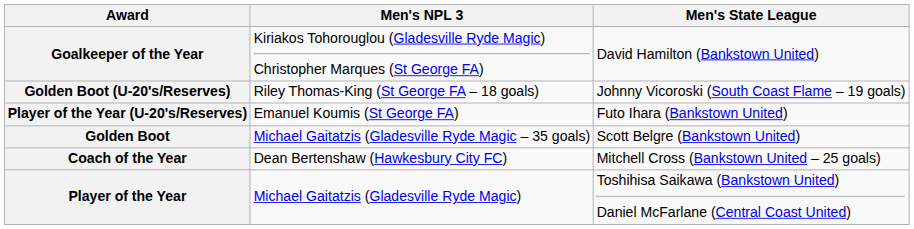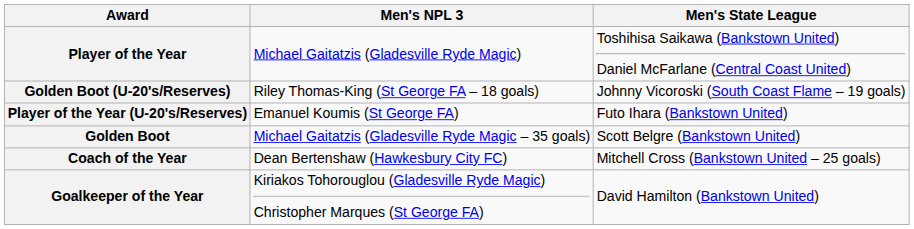rows swapped: (127, 53) <-> (127, 197)
